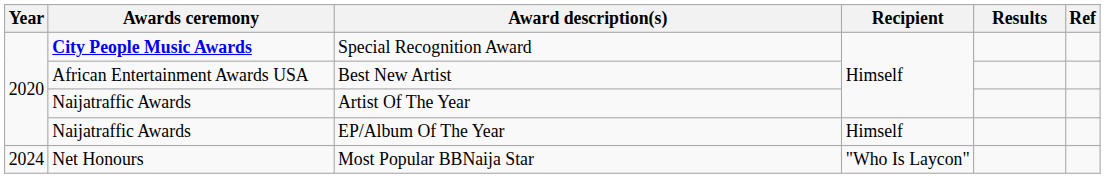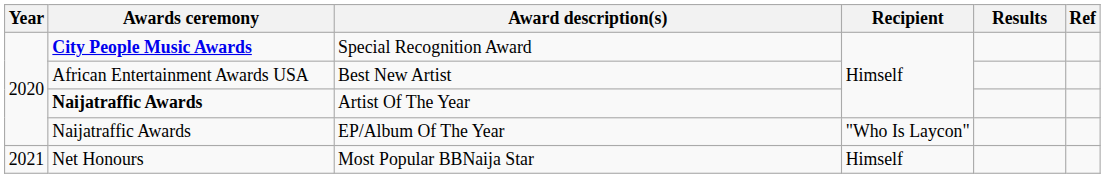(122, 103) normal -> (127, 103) bold
(874, 131) Himself -> (908, 131) "Who Is Laycon"
(26, 159) 2024 -> (26, 159) 2021
(908, 159) "Who Is Laycon" -> (874, 159) Himself
